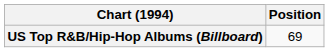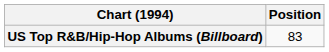(295, 36) 69 -> (295, 36) 83
